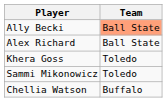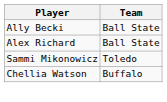(131, 28) lightsalmon background -> (131, 28) no background
- row: (35, 58)
